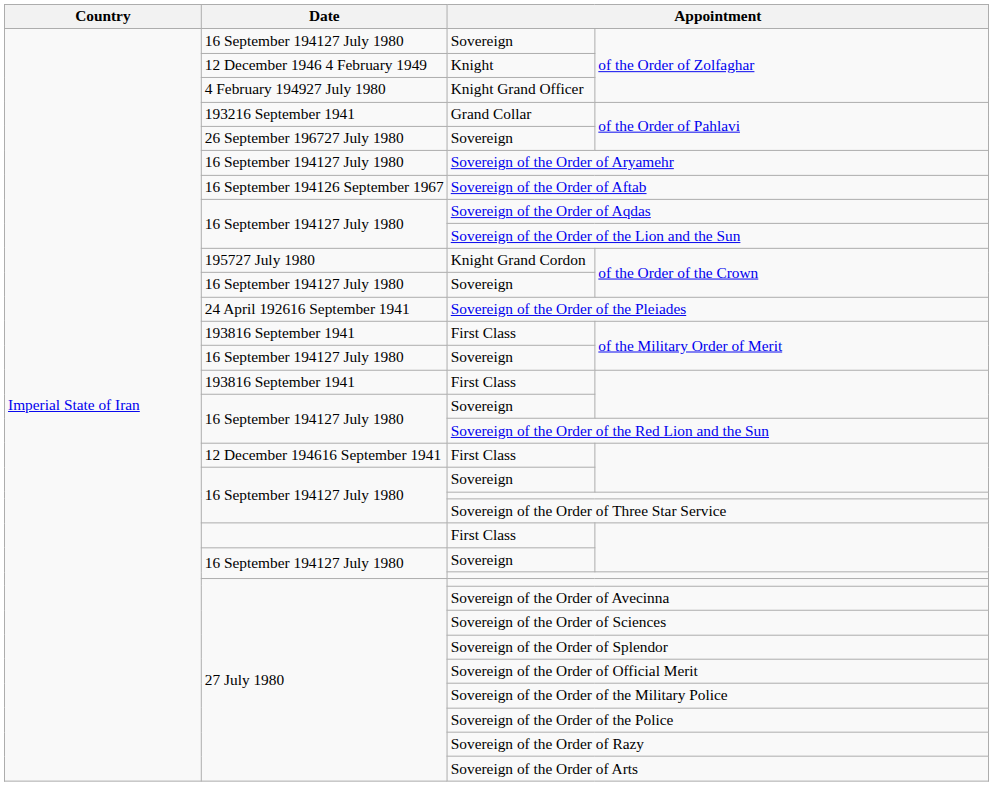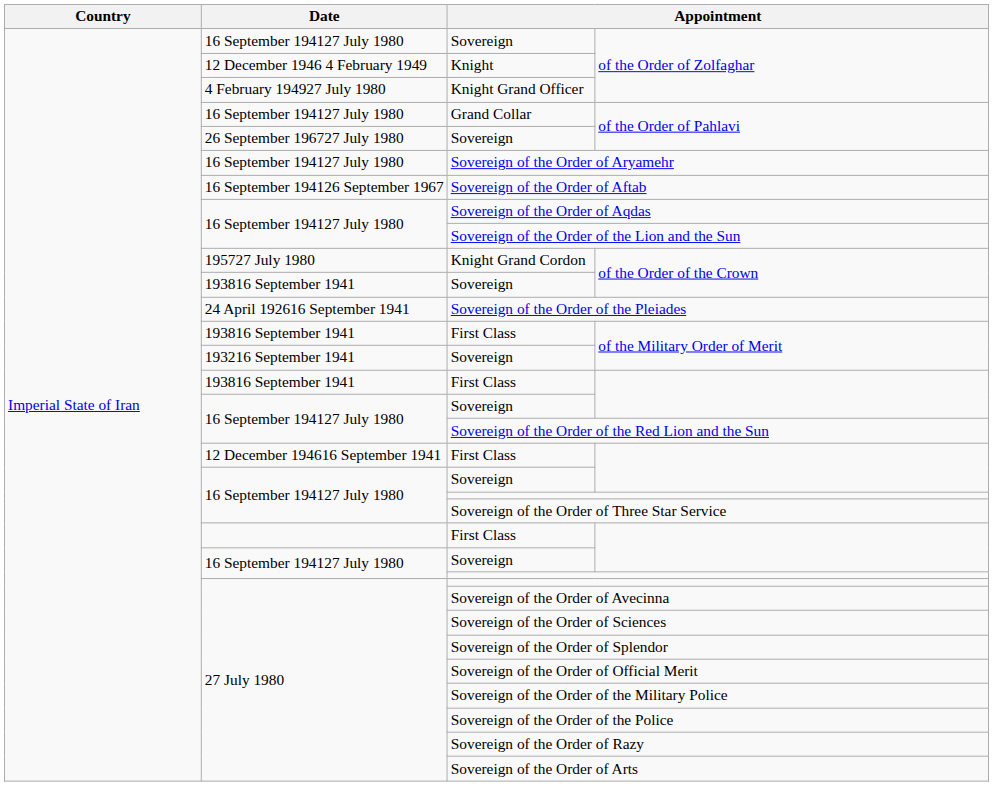(280, 114) 193216 September 1941 -> (304, 114) 16 September 194127 July 1980
(304, 284) 16 September 194127 July 1980 -> (280, 284) 193816 September 1941
(304, 357) 16 September 194127 July 1980 -> (280, 357) 193216 September 1941
